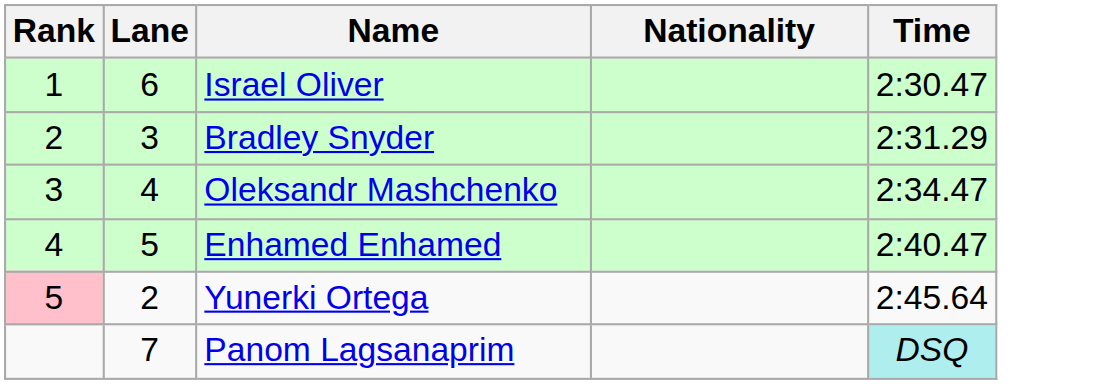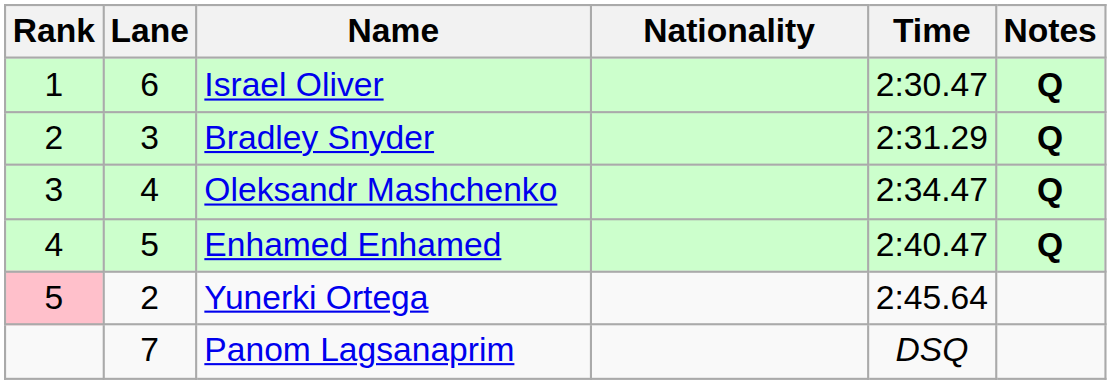+ column: (1050, 31)
(932, 350) paleturquoise background -> (932, 350) no background
